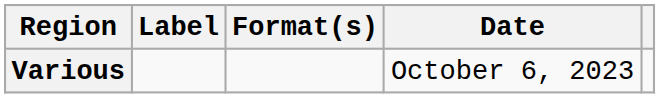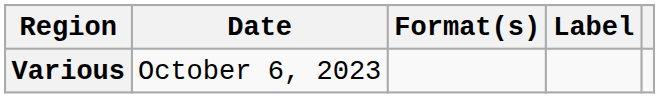columns swapped: (513, 27) <-> (179, 27)
